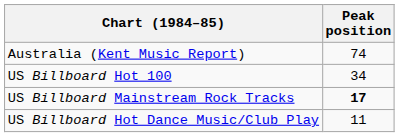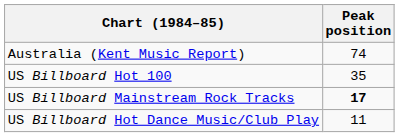(358, 76) 34 -> (358, 76) 35
